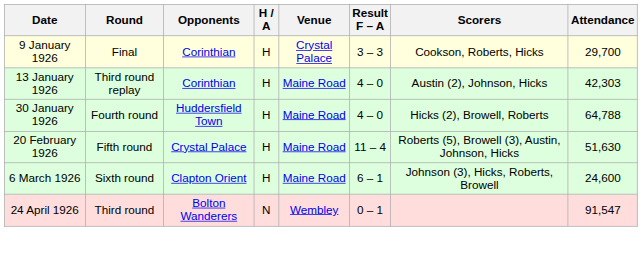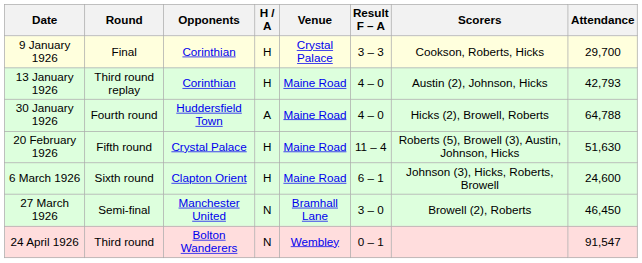(603, 83) 42,303 -> (603, 83) 42,793
(266, 115) H -> (267, 115) A
+ row: (45, 210)
